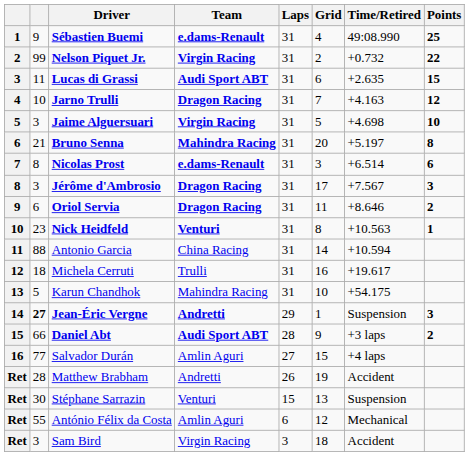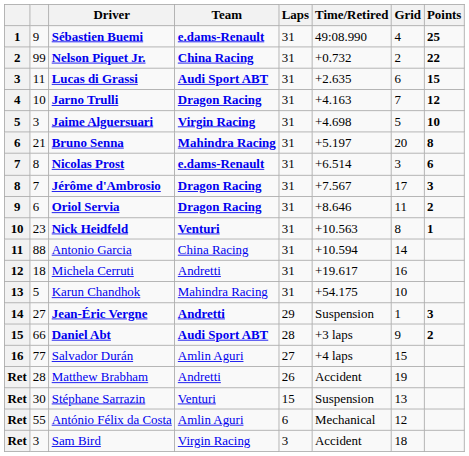columns swapped: (384, 15) <-> (328, 15)
(217, 57) Virgin Racing -> (216, 57) China Racing
(36, 185) 3 -> (36, 185) 7
(192, 270) Trulli -> (199, 270) Andretti
(39, 313) bold -> (39, 313) normal
